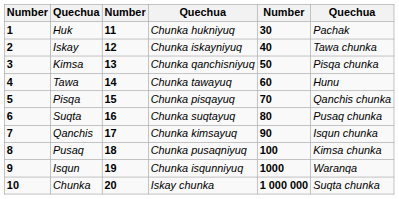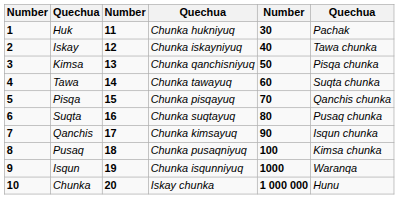(326, 82) Hunu -> (346, 82) Suqta chunka
(346, 185) Suqta chunka -> (326, 185) Hunu
